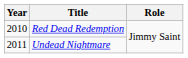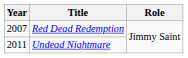(17, 28) 2010 -> (17, 28) 2007
